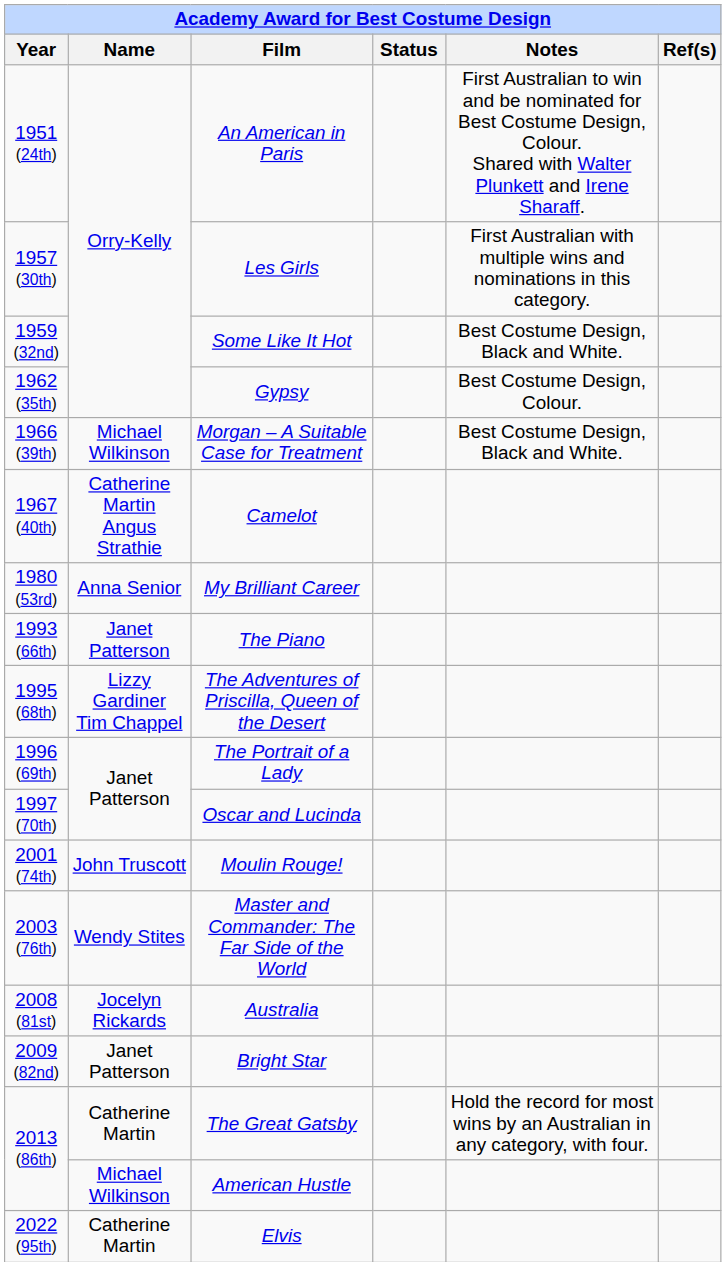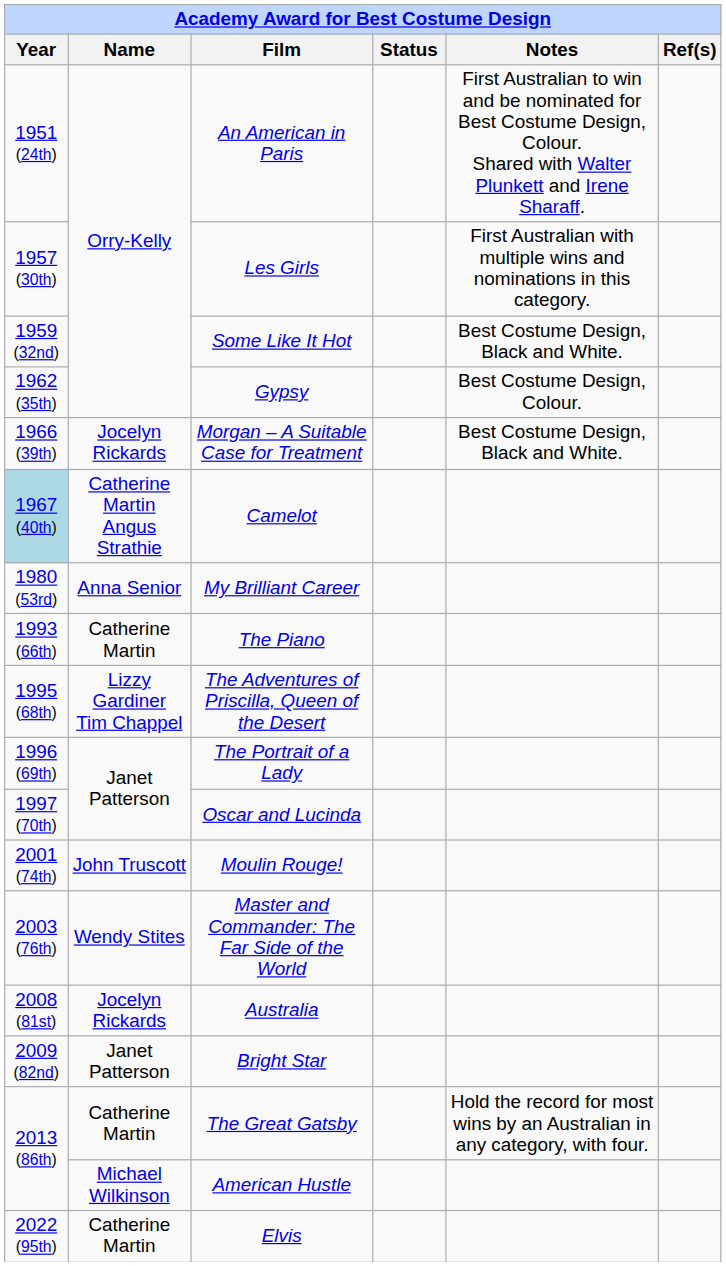(129, 443) Michael Wilkinson -> (129, 443) Jocelyn Rickards
(36, 515) no background -> (36, 515) lightblue background
(129, 639) Janet Patterson -> (129, 639) Catherine Martin
